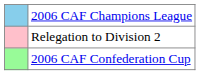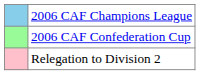rows swapped: (111, 58) <-> (96, 37)
